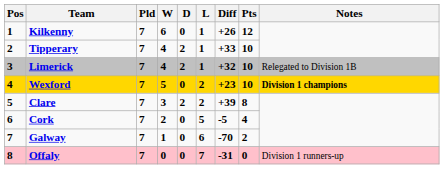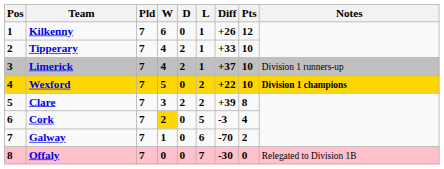(227, 66) +32 -> (227, 66) +37
(309, 67) Relegated to Division 1B -> (303, 67) Division 1 runners-up
(227, 84) +23 -> (227, 84) +22
(163, 119) no background -> (163, 119) gold background
(223, 119) -5 -> (223, 119) -3
(225, 155) -31 -> (225, 155) -30
(303, 156) Division 1 runners-up -> (309, 156) Relegated to Division 1B
